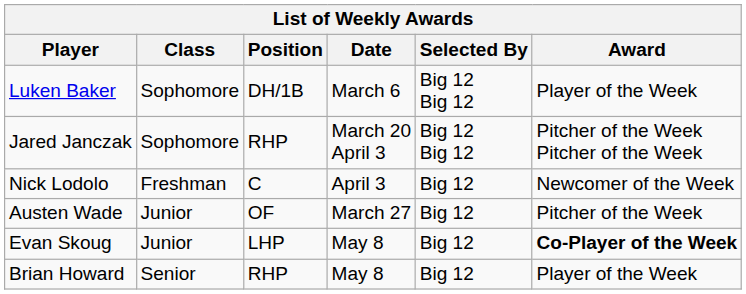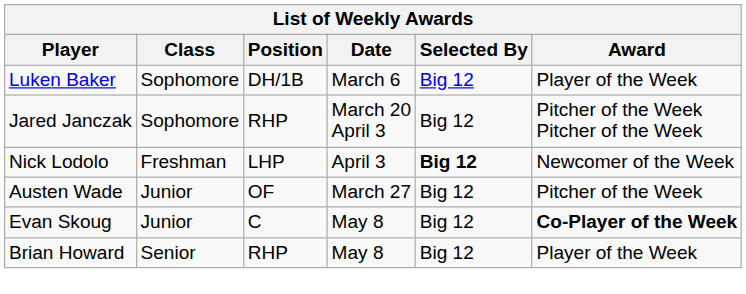(447, 90) Big 12 Big 12 -> (447, 79) Big 12
(447, 142) Big 12 Big 12 -> (447, 120) Big 12
(255, 183) C -> (266, 161) LHP
(447, 183) normal -> (448, 161) bold
(266, 243) LHP -> (255, 222) C
